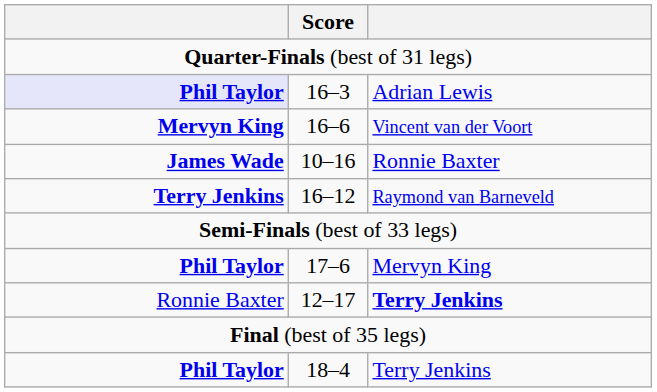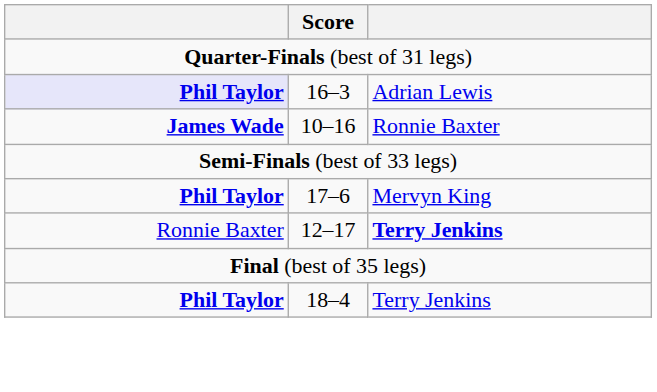- row: (328, 126)
- row: (328, 195)
